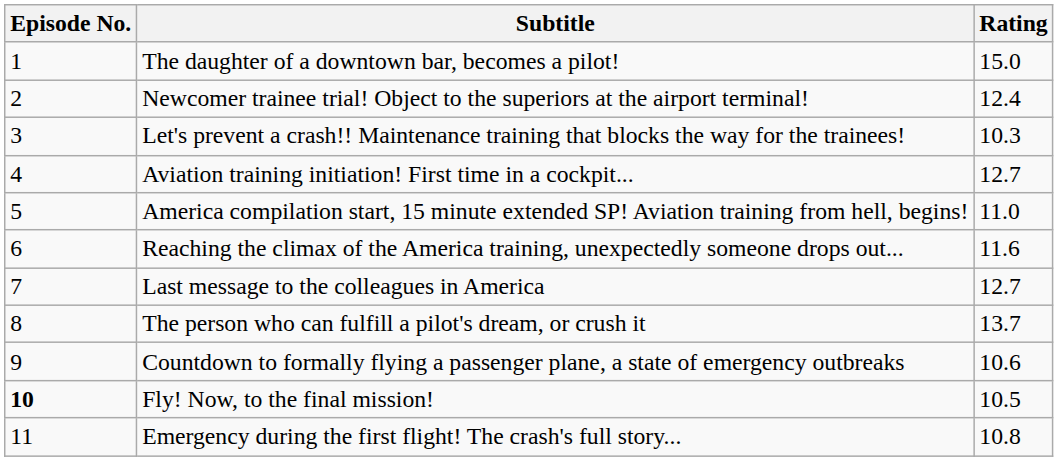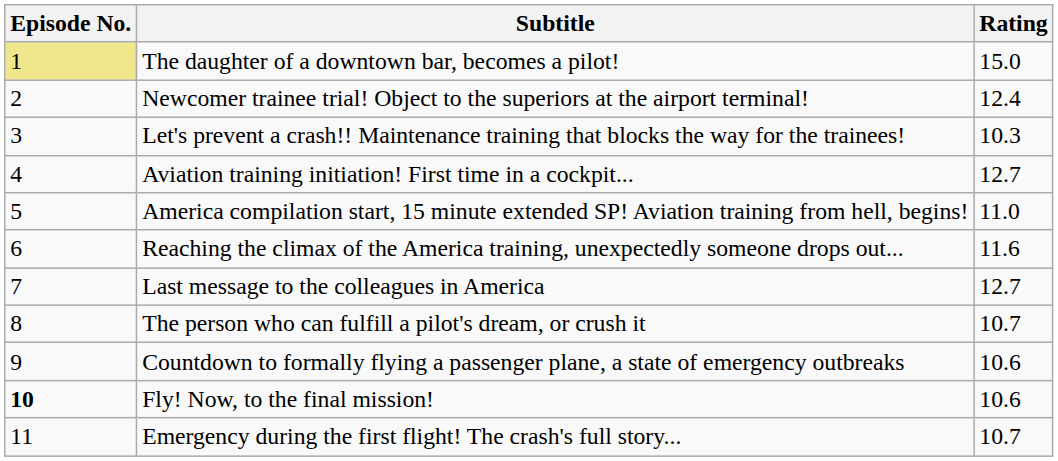(16, 60) no background -> (16, 60) khaki background
(1000, 323) 13.7 -> (1000, 323) 10.7
(1000, 398) 10.5 -> (1000, 398) 10.6
(1000, 436) 10.8 -> (1000, 436) 10.7
